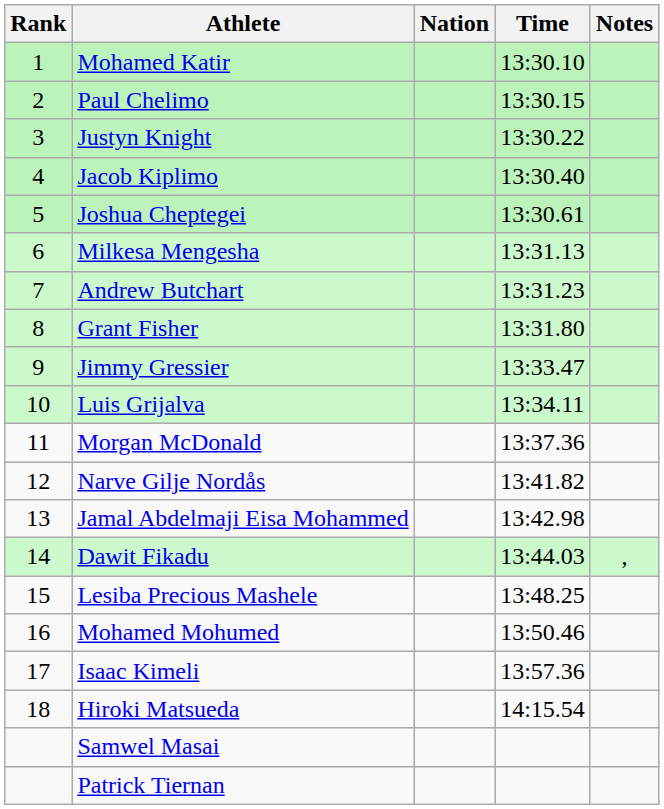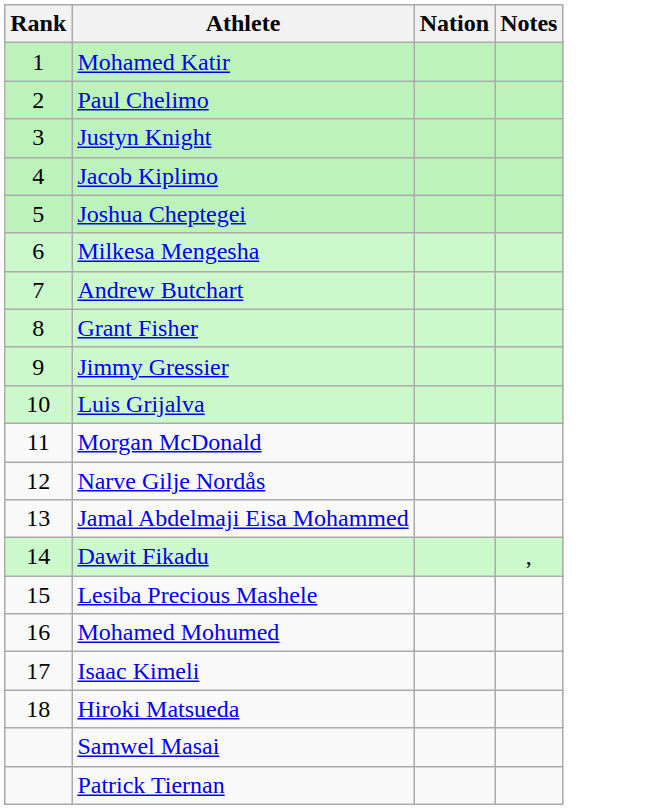- column: (542, 23)
